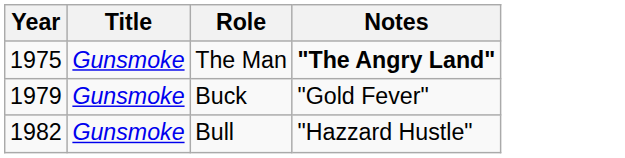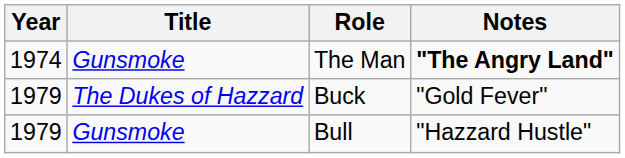(36, 59) 1975 -> (36, 59) 1974
(128, 96) Gunsmoke -> (188, 96) The Dukes of Hazzard
(36, 133) 1982 -> (36, 133) 1979
